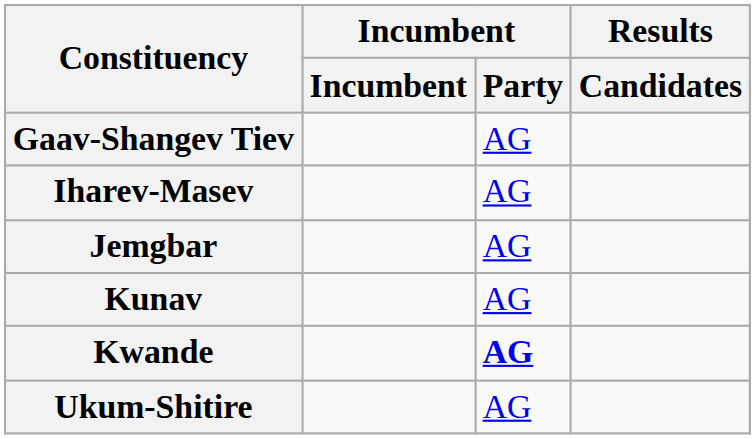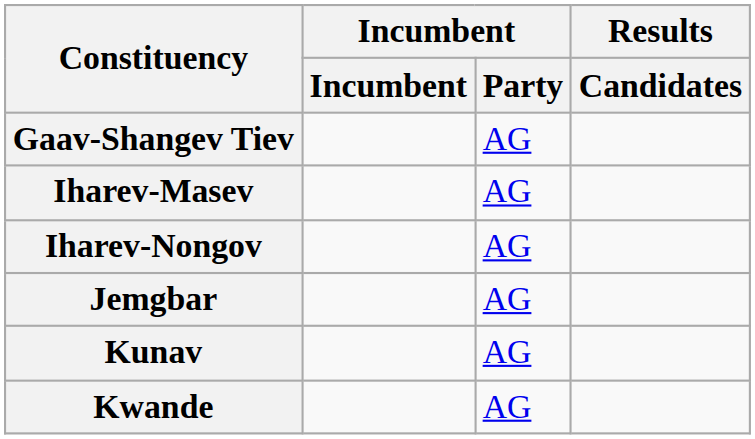+ row: (153, 245)
(508, 352) bold -> (507, 406) normal
- row: (153, 406)
